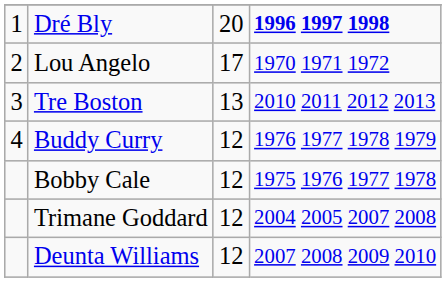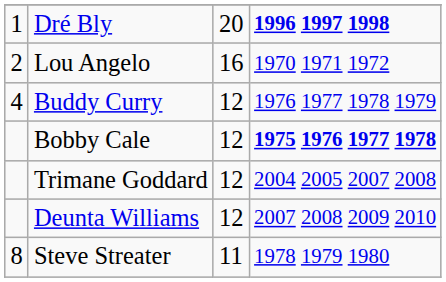(231, 62) 17 -> (231, 62) 16
- row: (88, 101)
(345, 179) normal -> (345, 140) bold
+ row: (102, 256)
